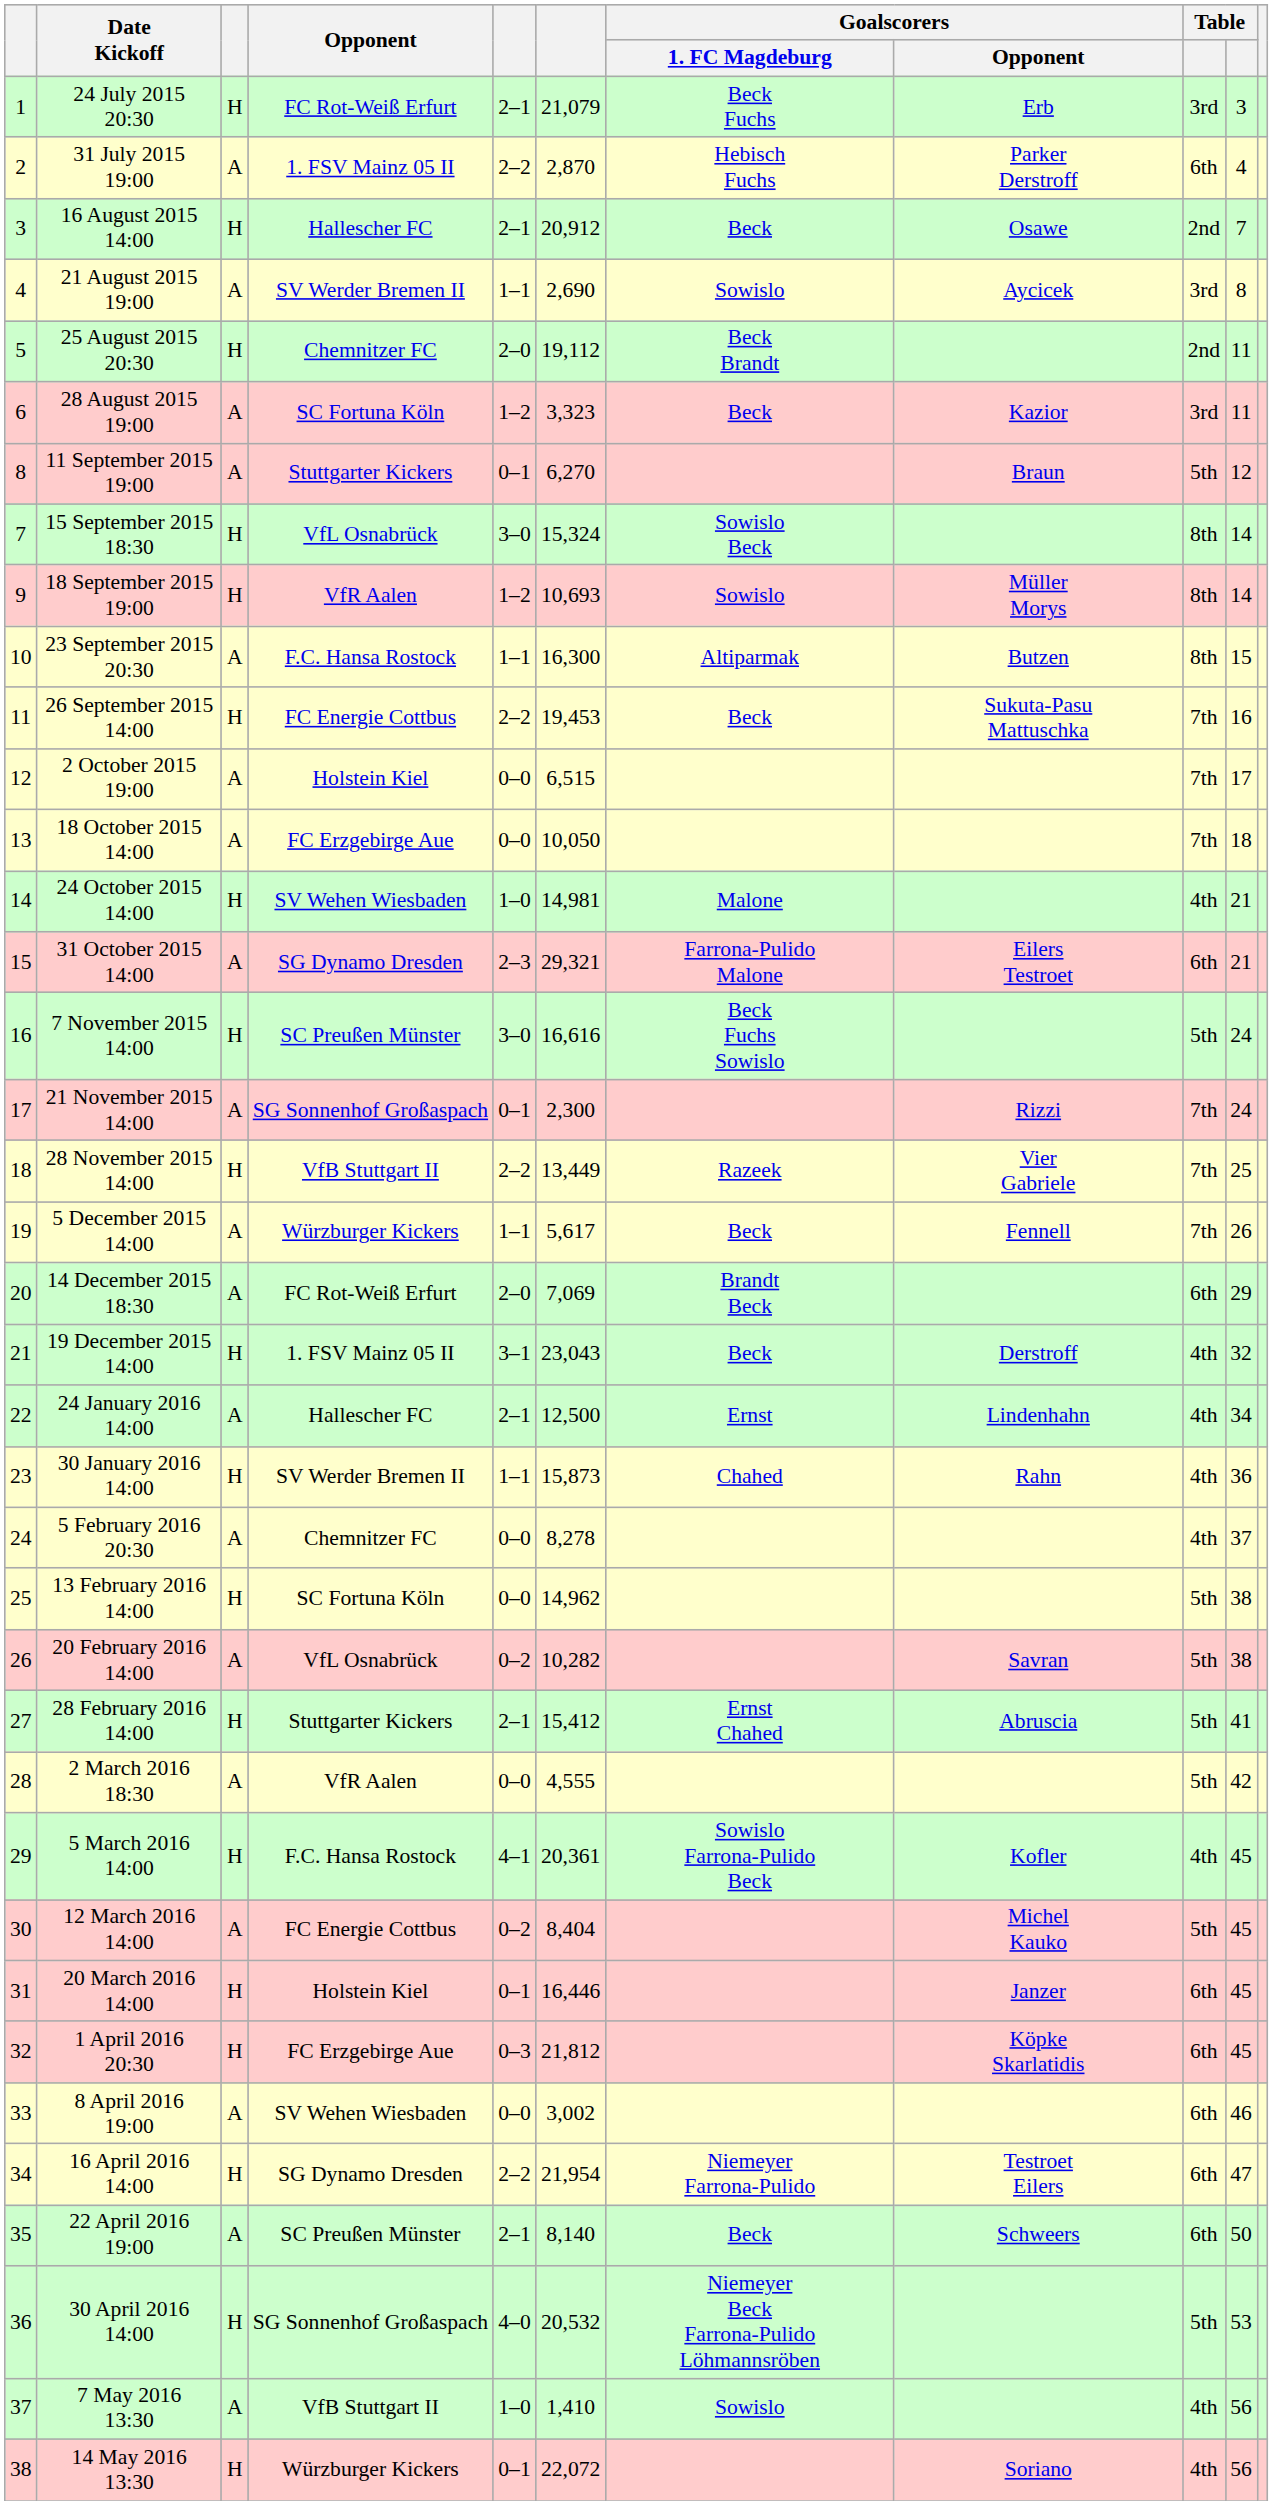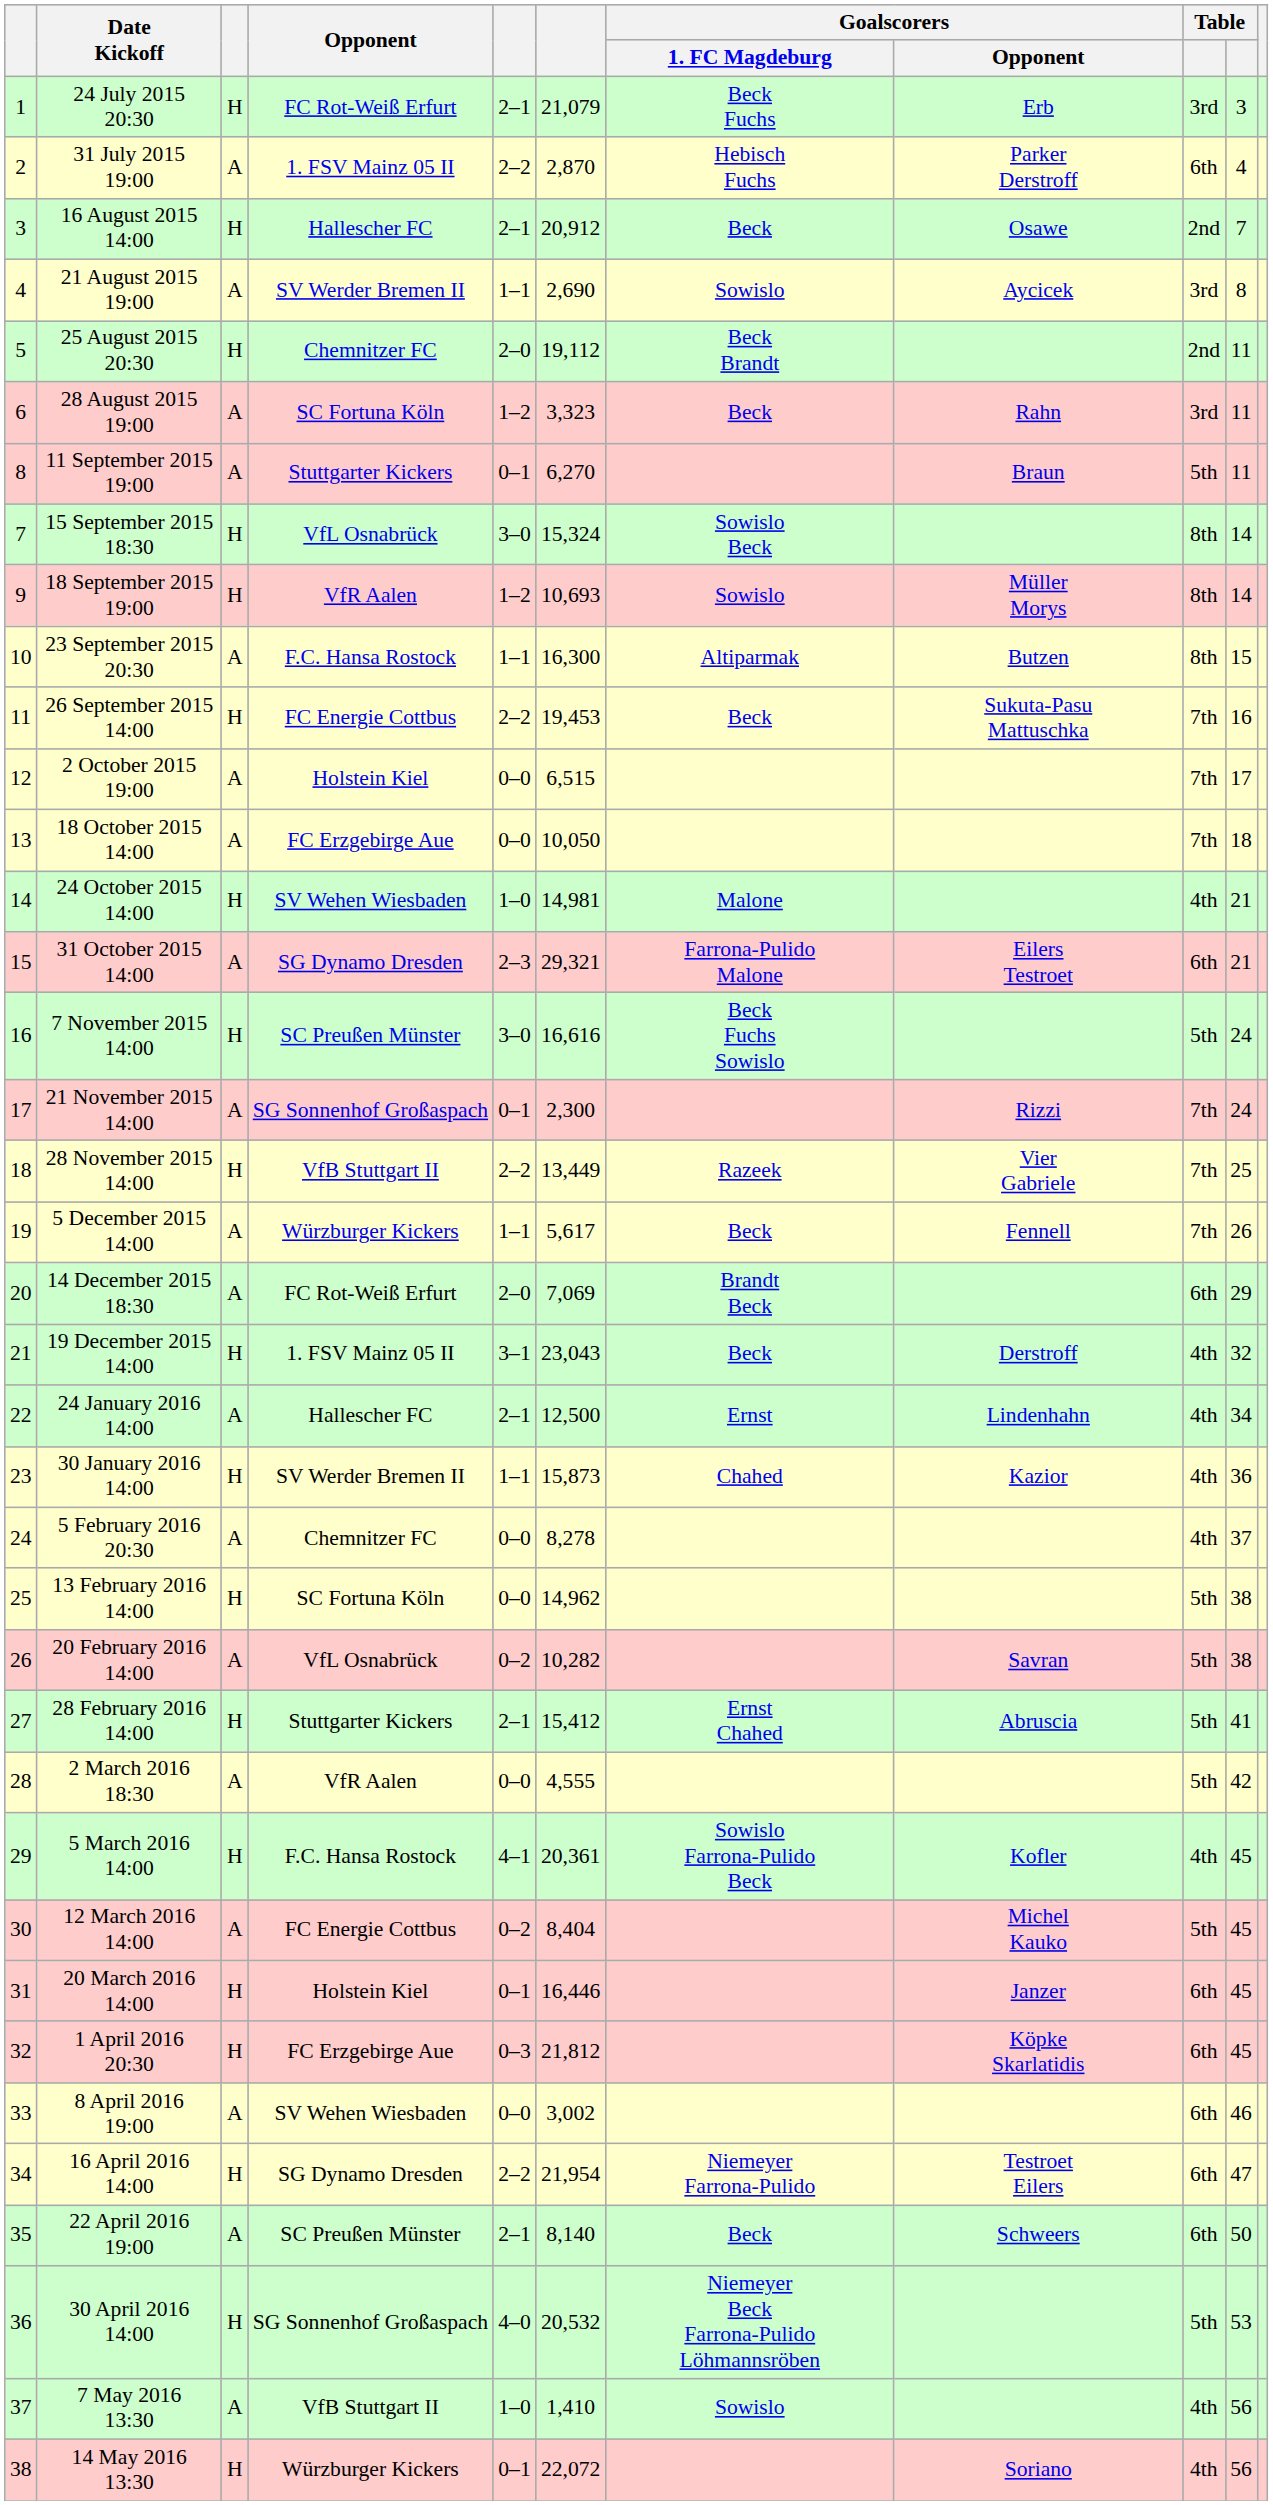(1038, 411) Kazior -> (1038, 411) Rahn
(1241, 472) 12 -> (1241, 472) 11
(1038, 1475) Rahn -> (1038, 1475) Kazior
